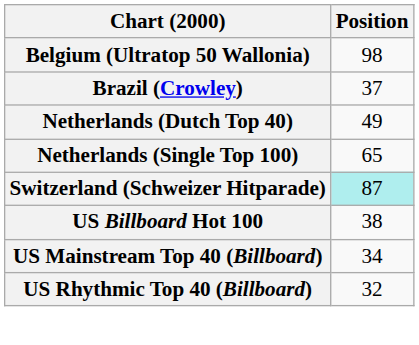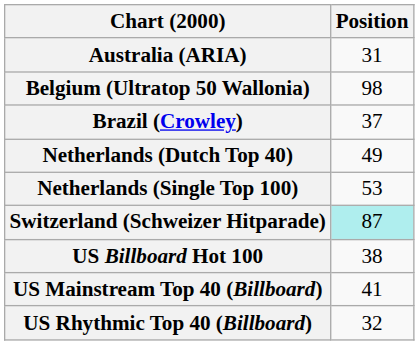+ row: (168, 54)
(372, 155) 65 -> (372, 188) 53
(372, 255) 34 -> (372, 289) 41
